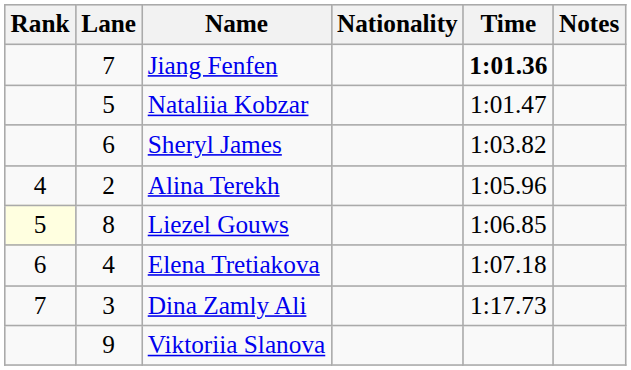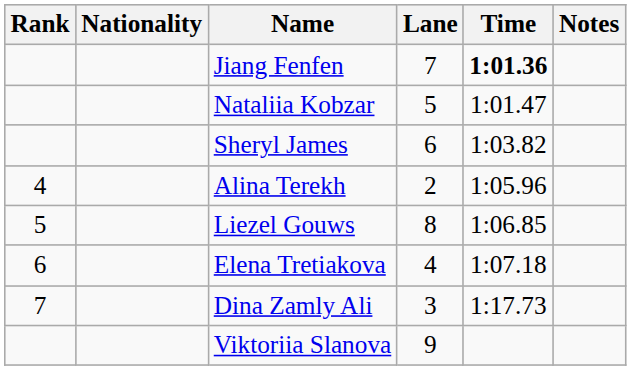columns swapped: (109, 24) <-> (397, 24)
(40, 225) lightyellow background -> (40, 225) no background
